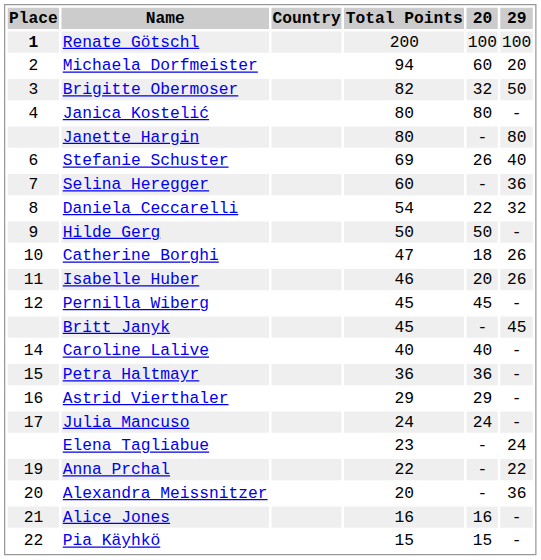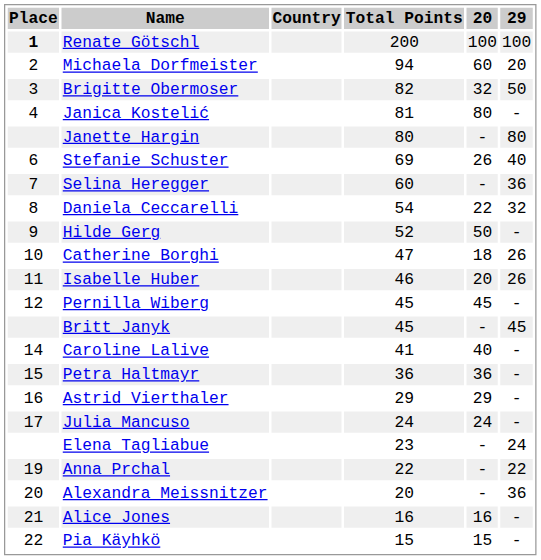(404, 113) 80 -> (404, 113) 81
(404, 232) 50 -> (404, 232) 52
(404, 351) 40 -> (404, 351) 41
